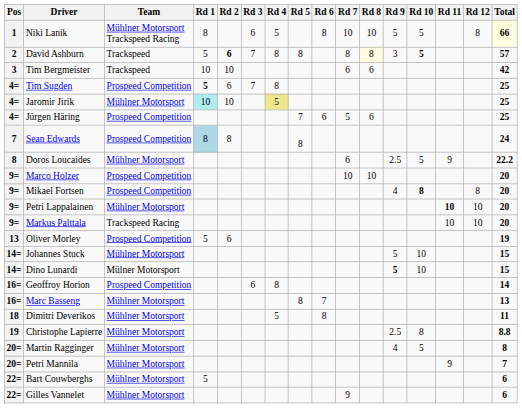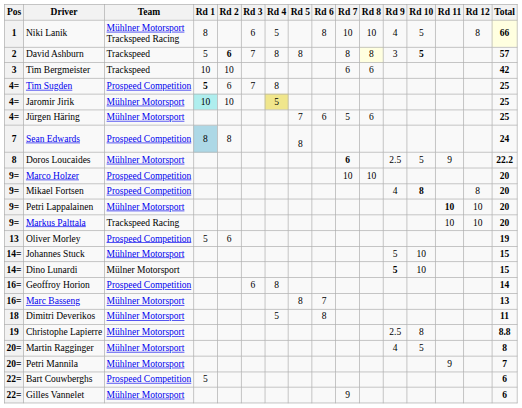(395, 34) 5 -> (395, 34) 4
(149, 117) Prospeed Competition -> (146, 117) Mühlner Motorsport
(348, 160) normal -> (348, 160) bold
(146, 380) Mühlner Motorsport -> (149, 380) Prospeed Competition
